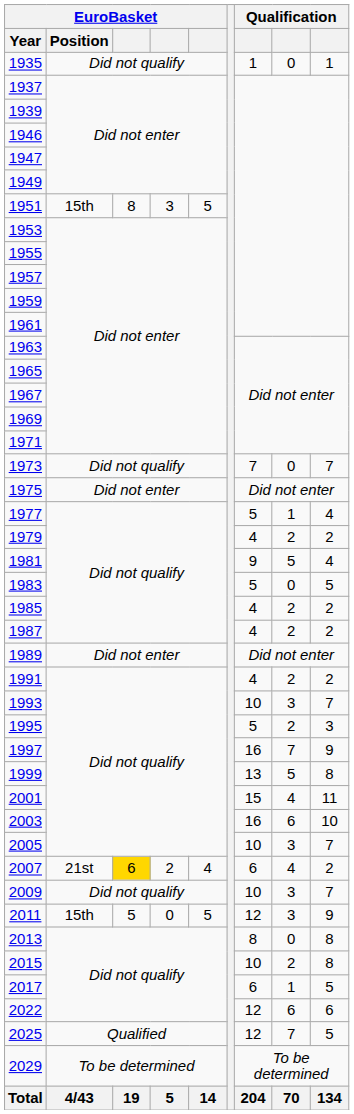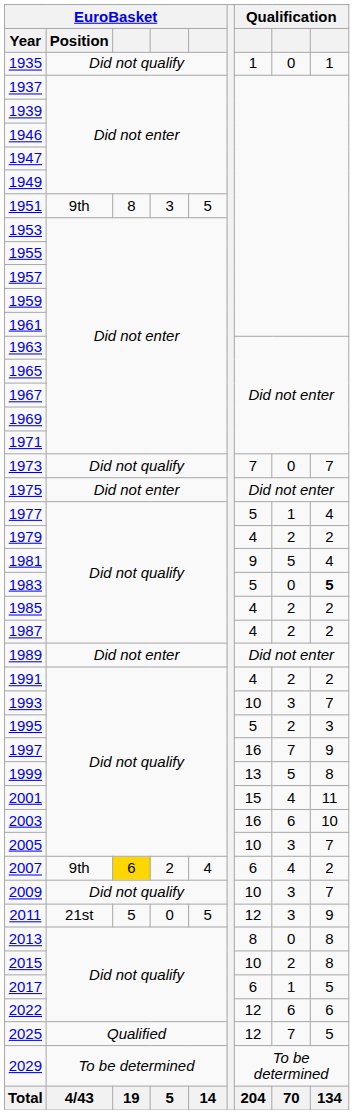(79, 206) 15th -> (79, 206) 9th
(329, 585) normal -> (329, 585) bold
(79, 869) 21st -> (79, 869) 9th
(79, 916) 15th -> (79, 916) 21st
